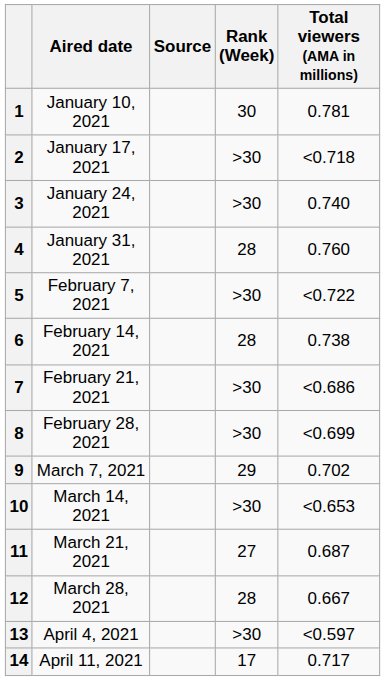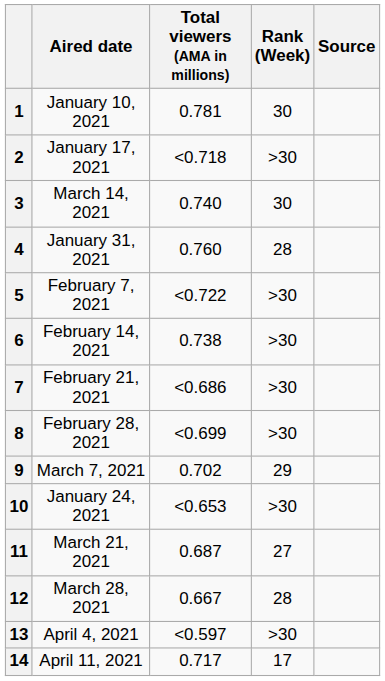columns swapped: (329, 46) <-> (182, 46)
(91, 203) January 24, 2021 -> (91, 203) March 14, 2021
(247, 203) >30 -> (282, 203) 30
(247, 341) 28 -> (282, 341) >30
(91, 506) March 14, 2021 -> (91, 506) January 24, 2021
